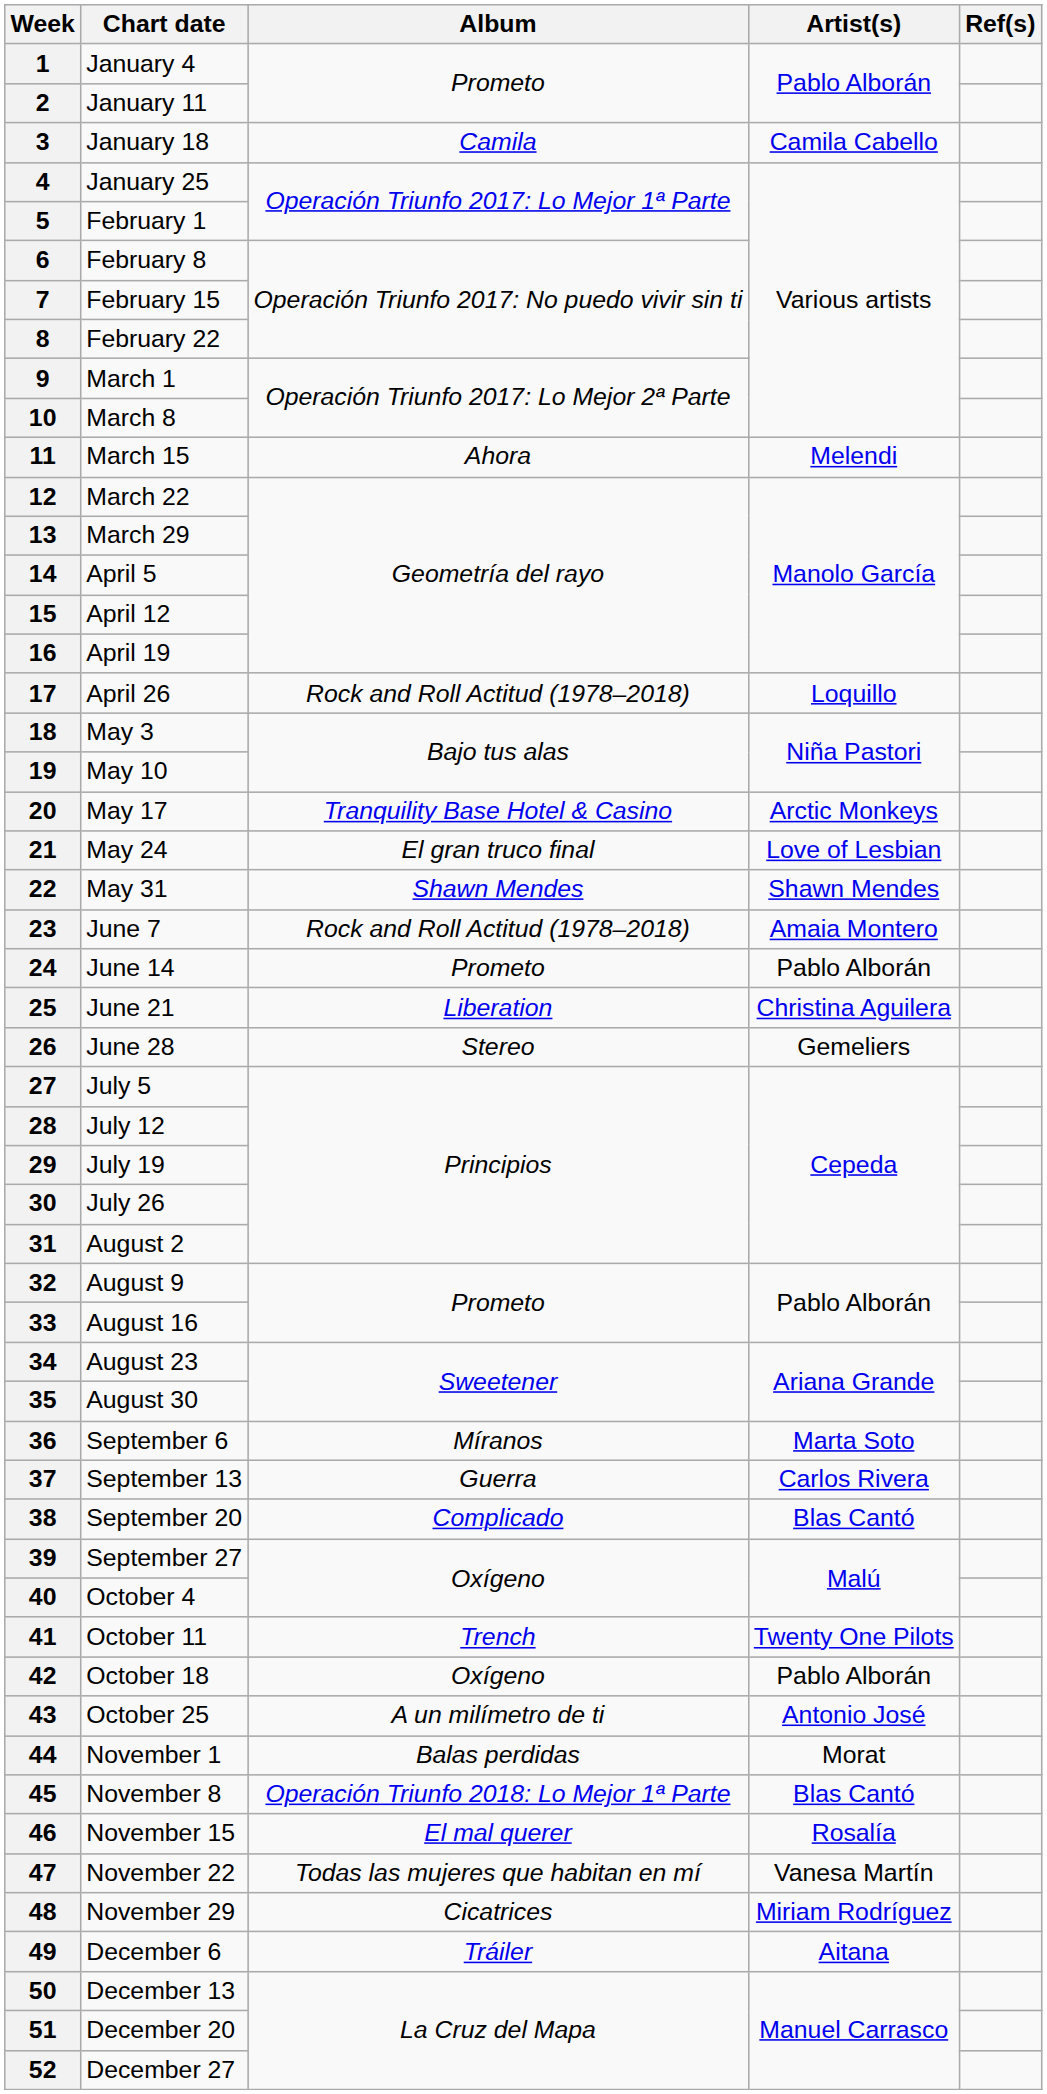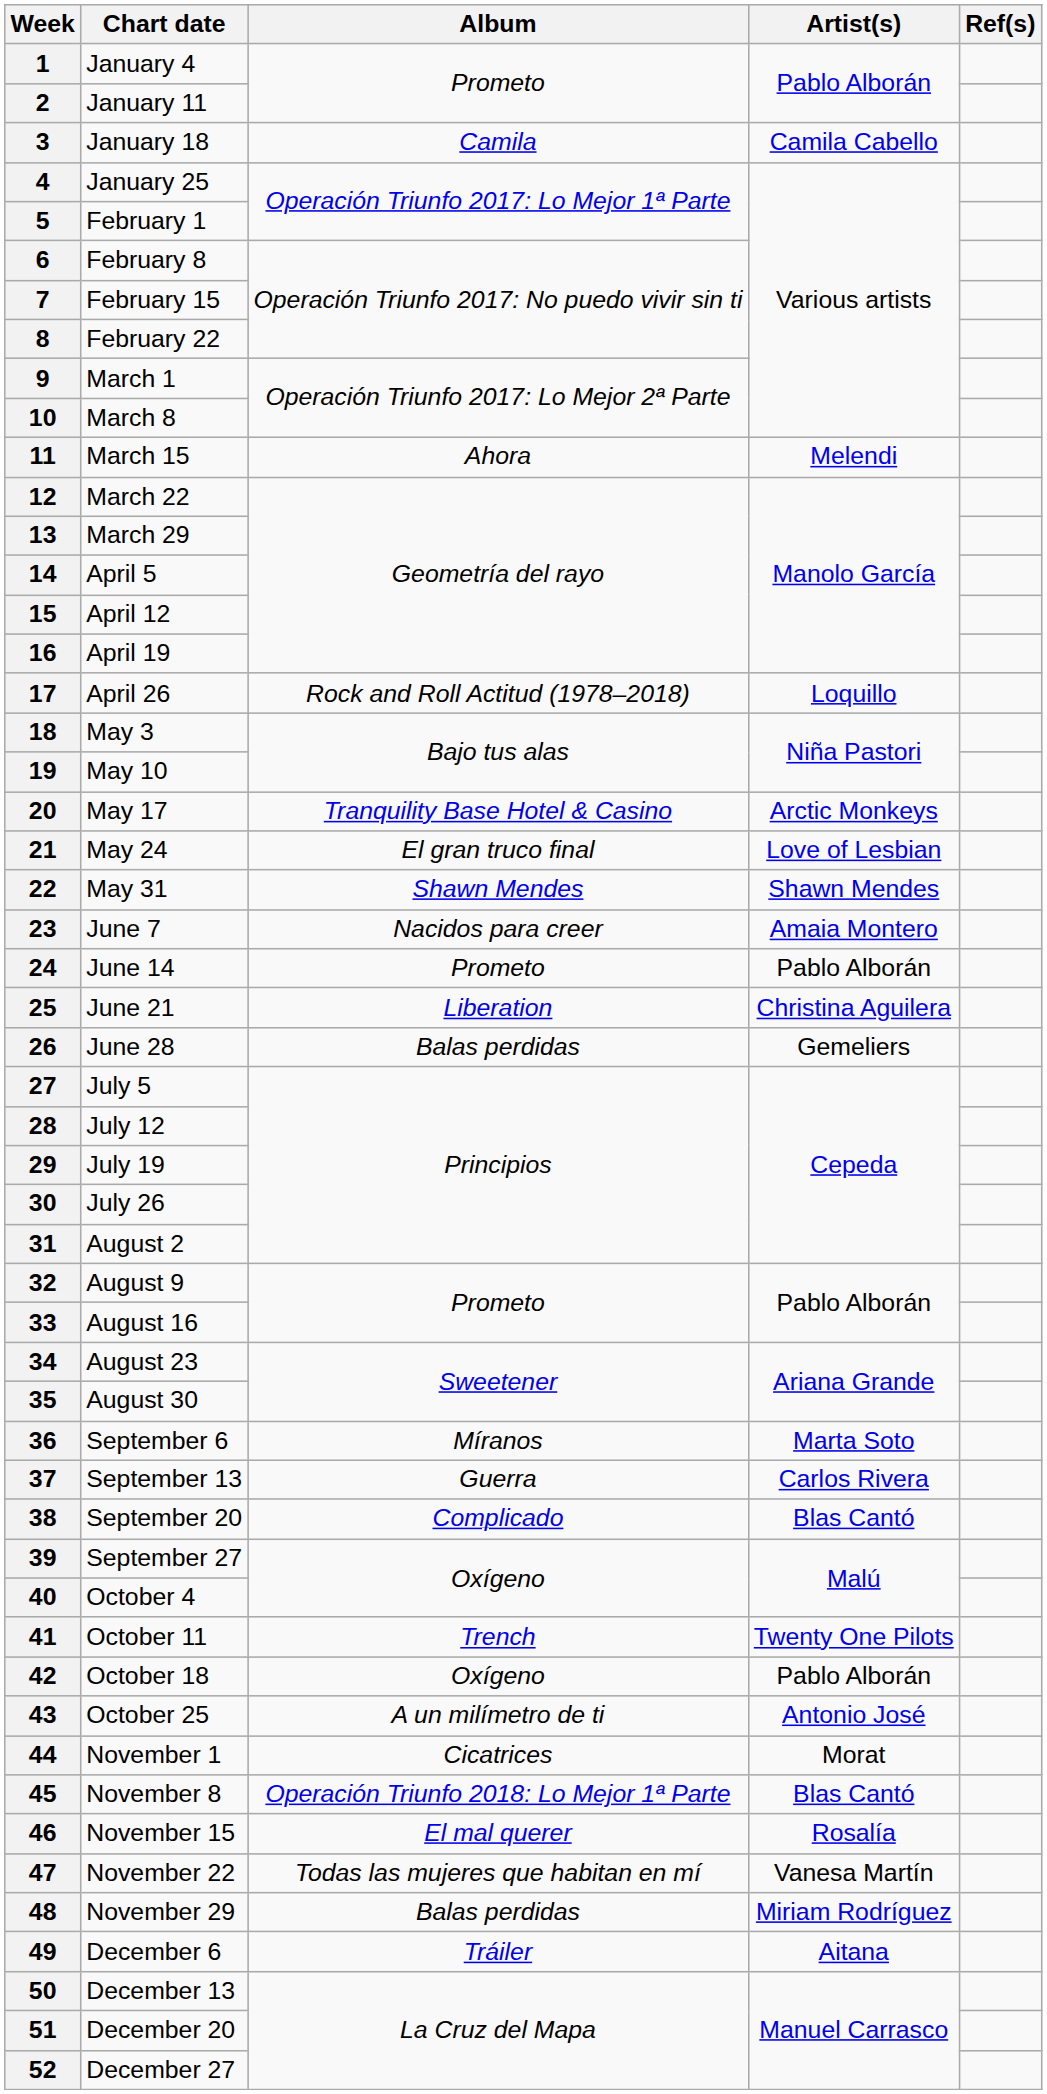(498, 928) Rock and Roll Actitud (1978–2018) -> (498, 928) Nacidos para creer
(498, 1046) Stereo -> (498, 1046) Balas perdidas
(498, 1754) Balas perdidas -> (498, 1754) Cicatrices
(498, 1912) Cicatrices -> (498, 1912) Balas perdidas
